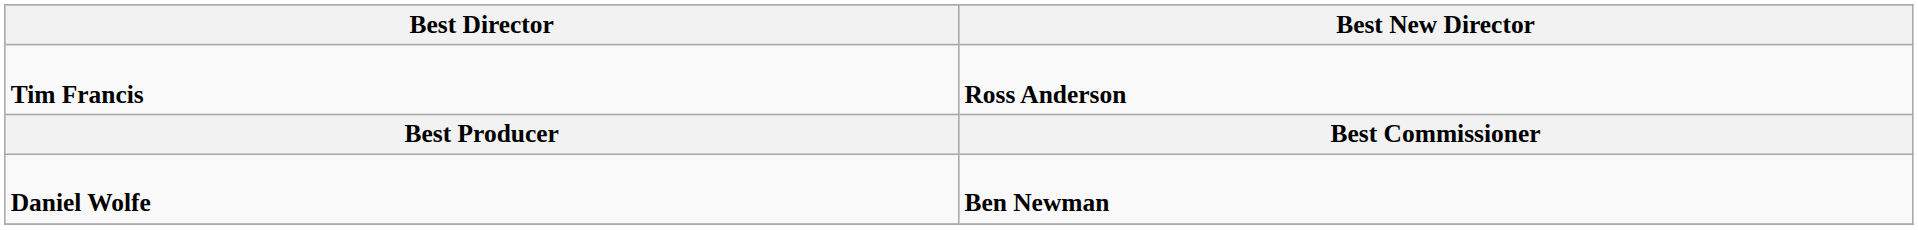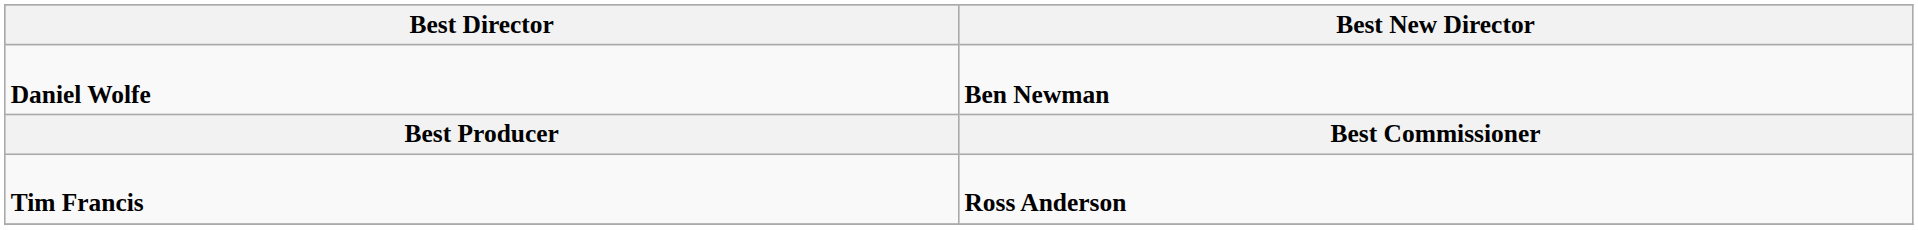rows swapped: (81, 202) <-> (77, 93)
